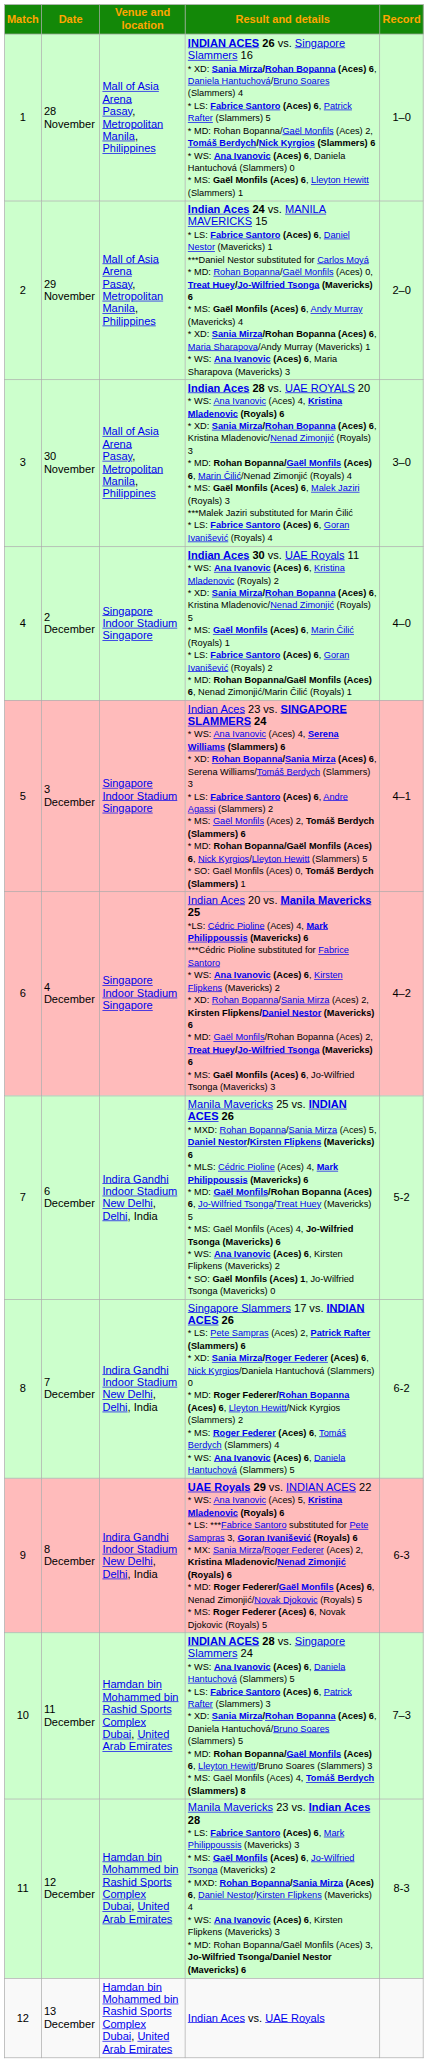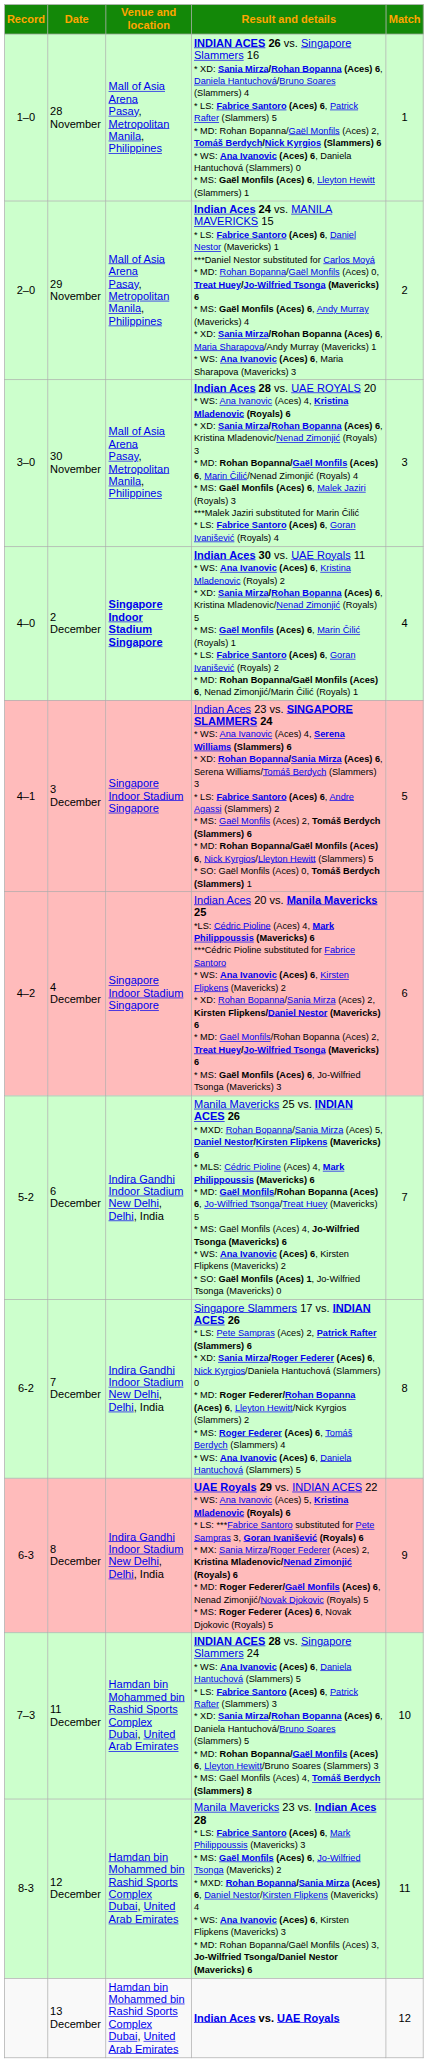columns swapped: (23, 19) <-> (402, 19)
(140, 623) normal -> (136, 623) bold
(256, 2018) normal -> (267, 2018) bold
